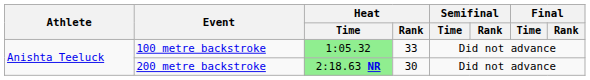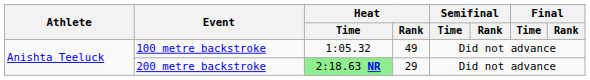(348, 48) lightgreen background -> (348, 48) no background
(411, 48) 33 -> (411, 48) 49
(411, 66) 30 -> (411, 66) 29
